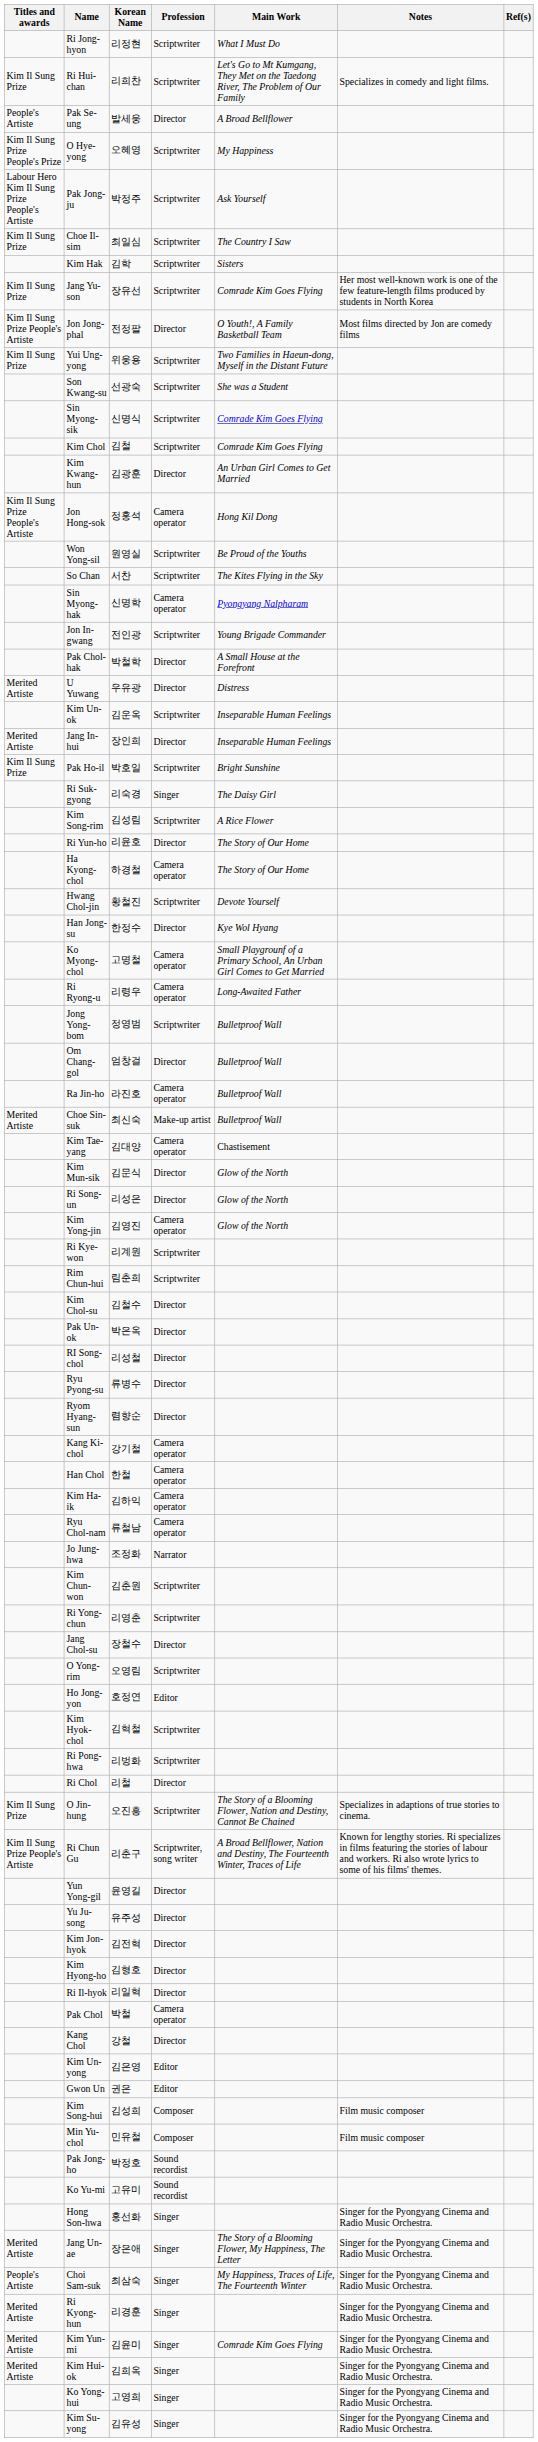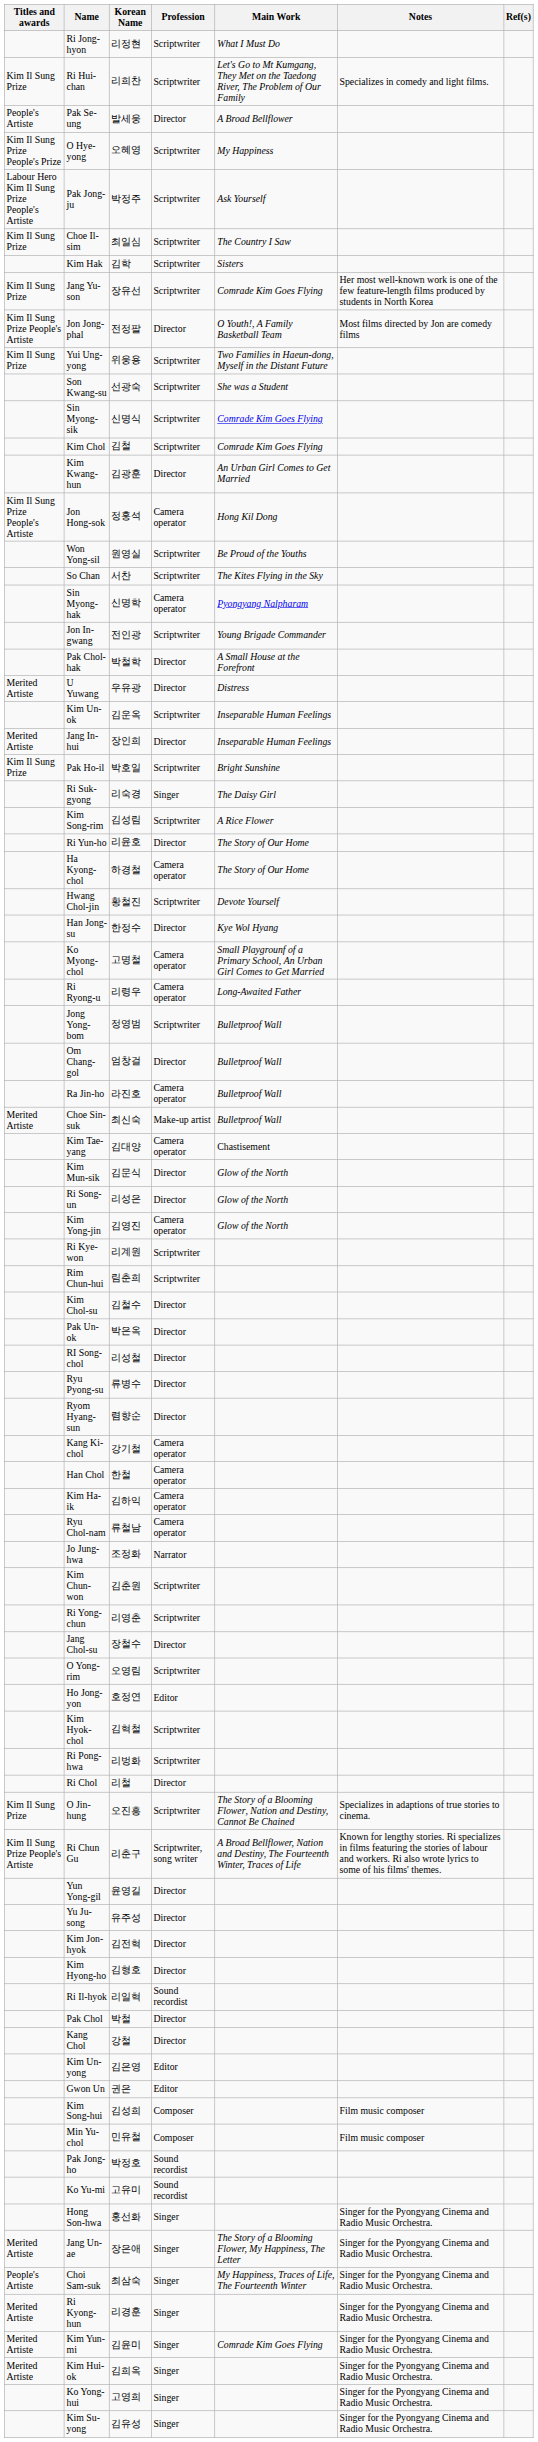(170, 1992) Director -> (170, 1997) Sound recordist
(170, 2014) Camera operator -> (170, 2019) Director
